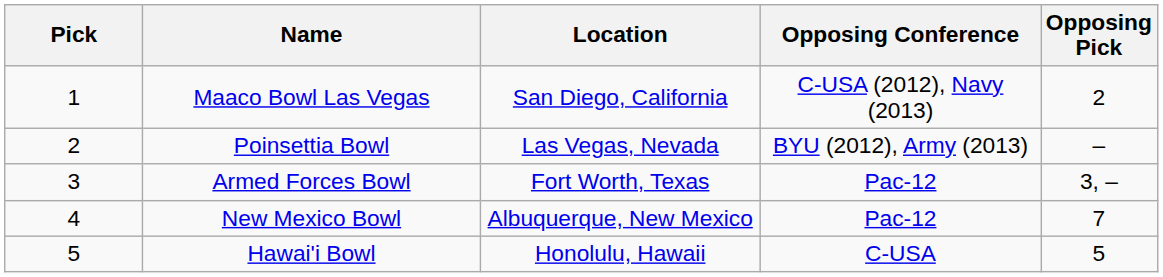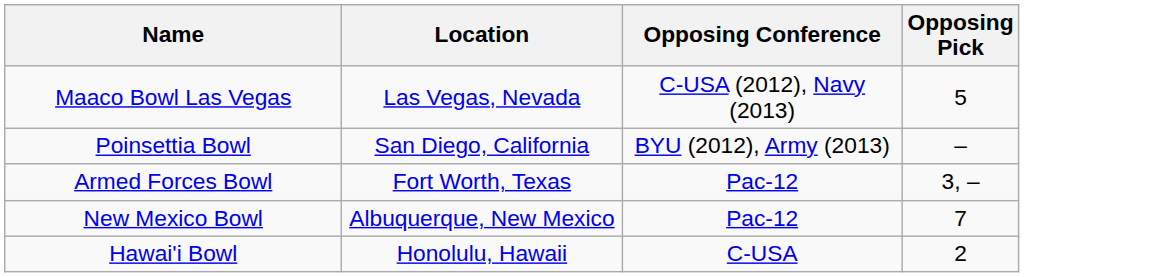- column: (74, 35)
(620, 96) San Diego, California -> (482, 96) Las Vegas, Nevada
(1099, 96) 2 -> (961, 96) 5
(620, 145) Las Vegas, Nevada -> (482, 145) San Diego, California
(1099, 253) 5 -> (961, 253) 2
